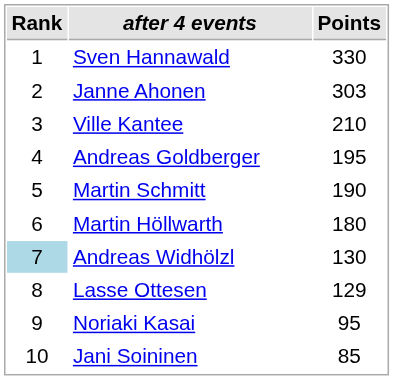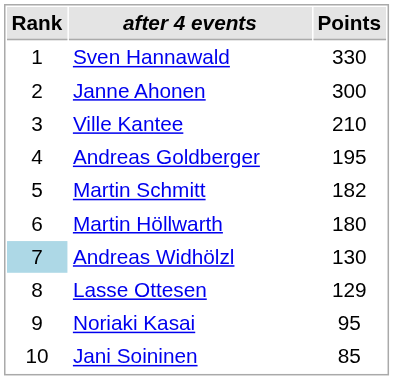(349, 91) 303 -> (349, 91) 300
(349, 190) 190 -> (349, 190) 182
